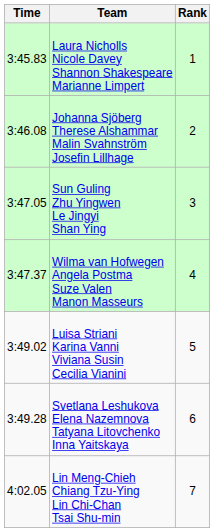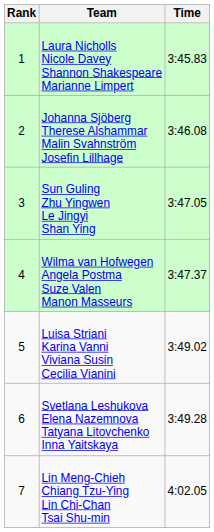columns swapped: (192, 13) <-> (27, 13)
